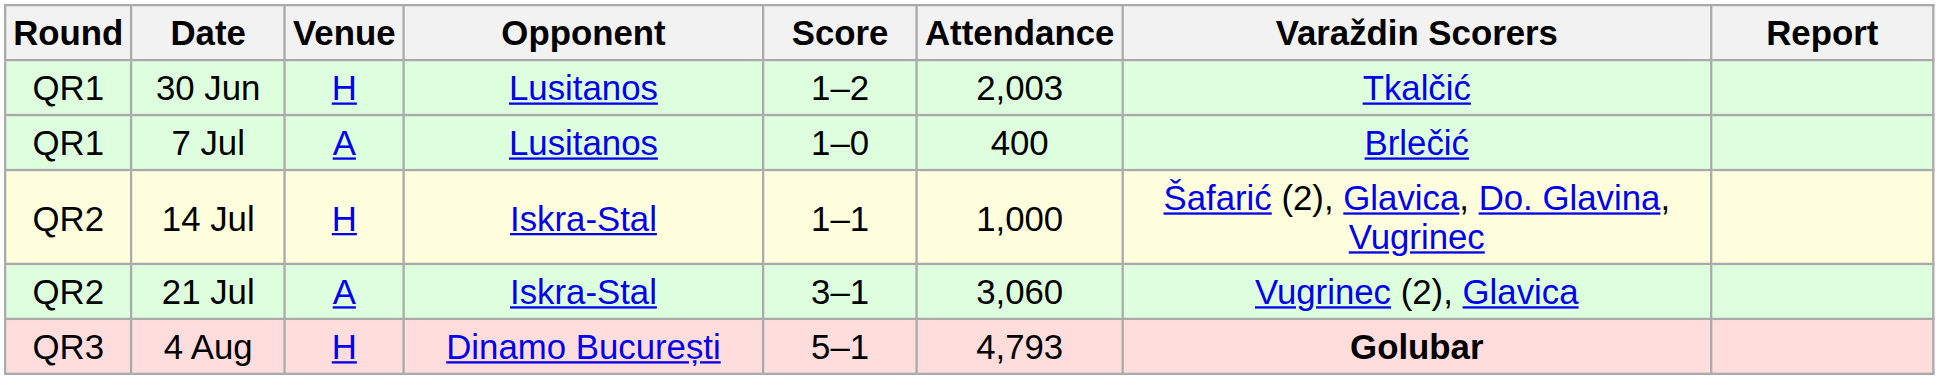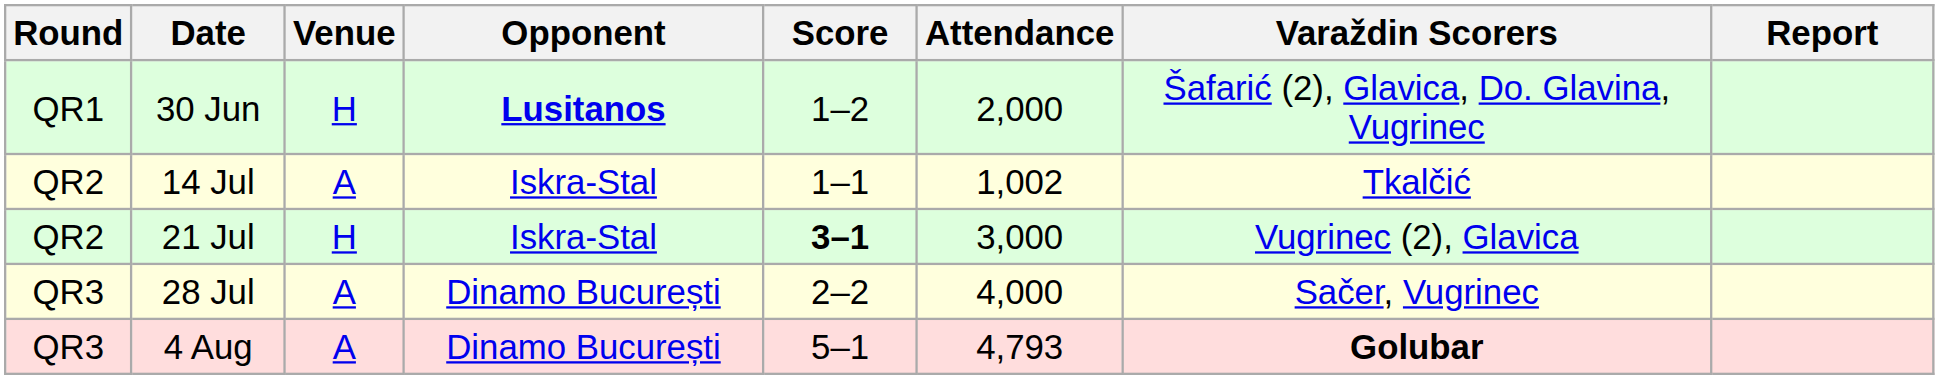(583, 88) normal -> (583, 107) bold
(1020, 88) 2,003 -> (1020, 107) 2,000
(1417, 88) Tkalčić -> (1417, 107) Šafarić (2), Glavica, Do. Glavina, Vugrinec
- row: (208, 143)
(344, 218) H -> (344, 182) A
(1020, 218) 1,000 -> (1020, 182) 1,002
(1417, 218) Šafarić (2), Glavica, Do. Glavina, Vugrinec -> (1417, 182) Tkalčić
(344, 292) A -> (344, 237) H
(840, 292) normal -> (840, 237) bold
(1020, 292) 3,060 -> (1020, 237) 3,000
+ row: (208, 292)
(344, 347) H -> (344, 347) A
